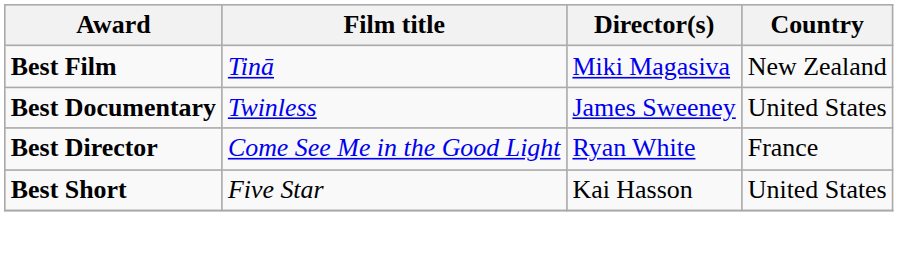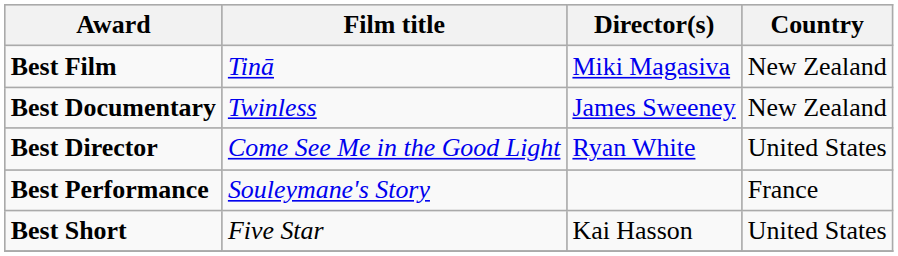(817, 107) United States -> (817, 107) New Zealand
(783, 148) France -> (817, 148) United States
+ row: (110, 189)
